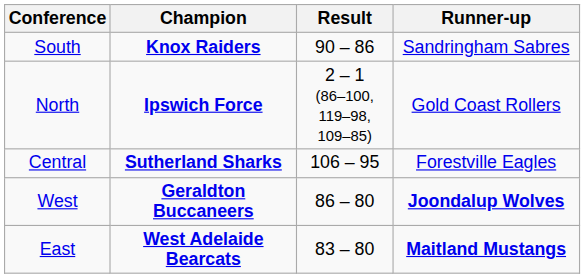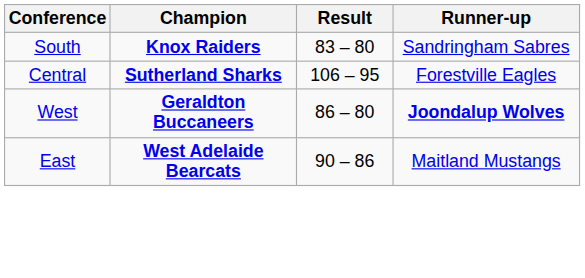(345, 46) 90 – 86 -> (345, 46) 83 – 80
- row: (58, 104)
(345, 249) 83 – 80 -> (345, 161) 90 – 86
(486, 249) bold -> (486, 161) normal
